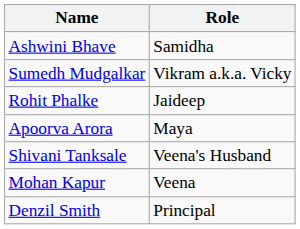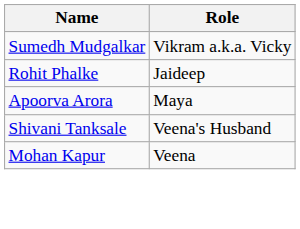- row: (62, 45)
- row: (54, 210)
